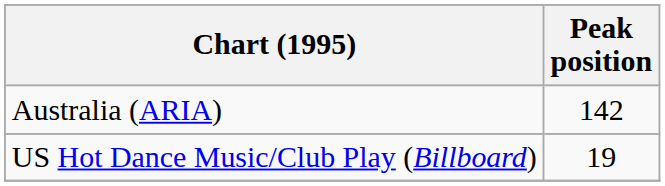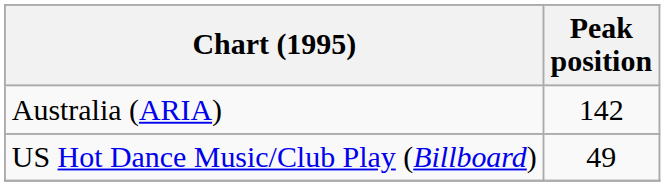(601, 156) 19 -> (601, 156) 49
